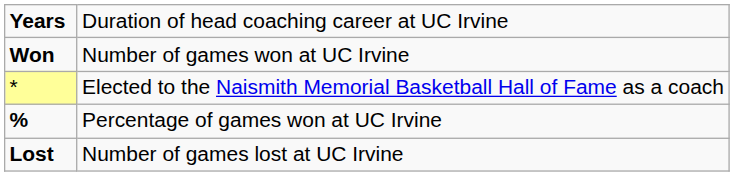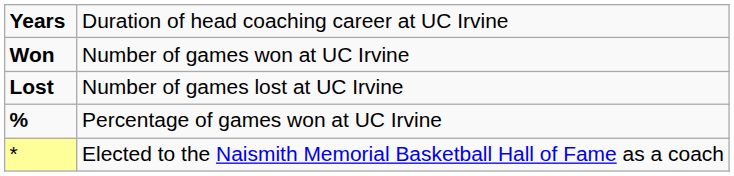rows swapped: (32, 154) <-> (14, 87)
